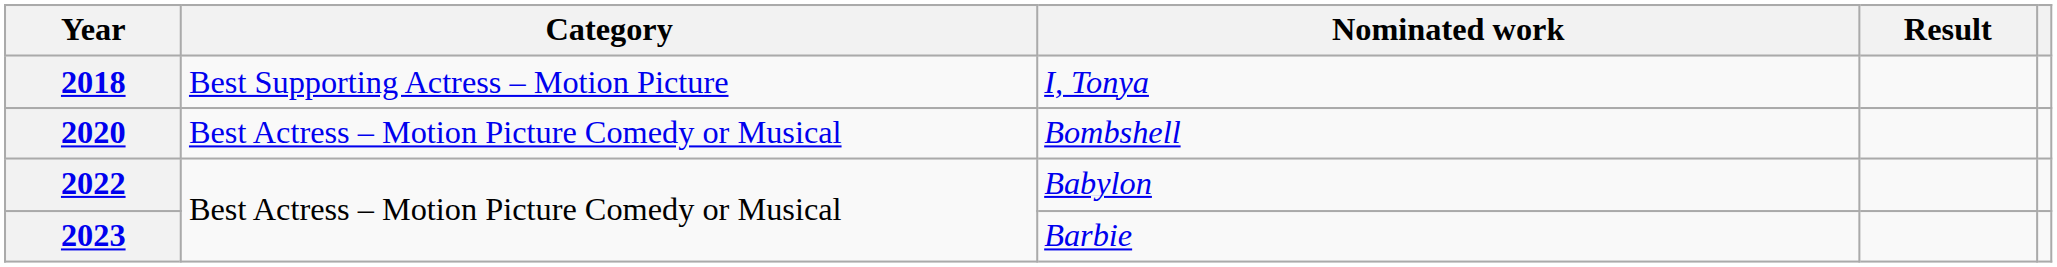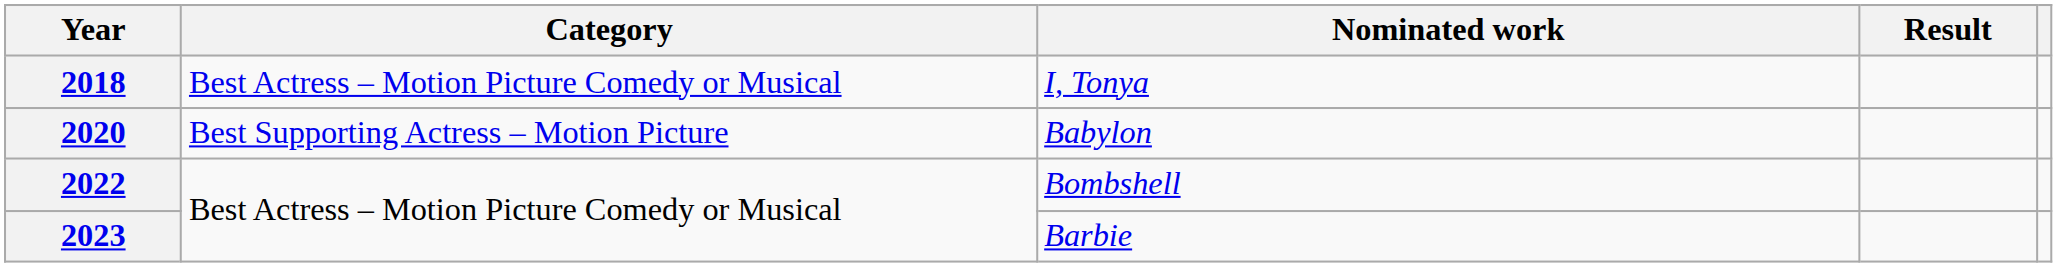(459, 81) Best Supporting Actress – Motion Picture -> (515, 81) Best Actress – Motion Picture Comedy or Musical
(515, 132) Best Actress – Motion Picture Comedy or Musical -> (459, 132) Best Supporting Actress – Motion Picture
(1112, 132) Bombshell -> (1098, 132) Babylon
(1098, 183) Babylon -> (1112, 183) Bombshell
